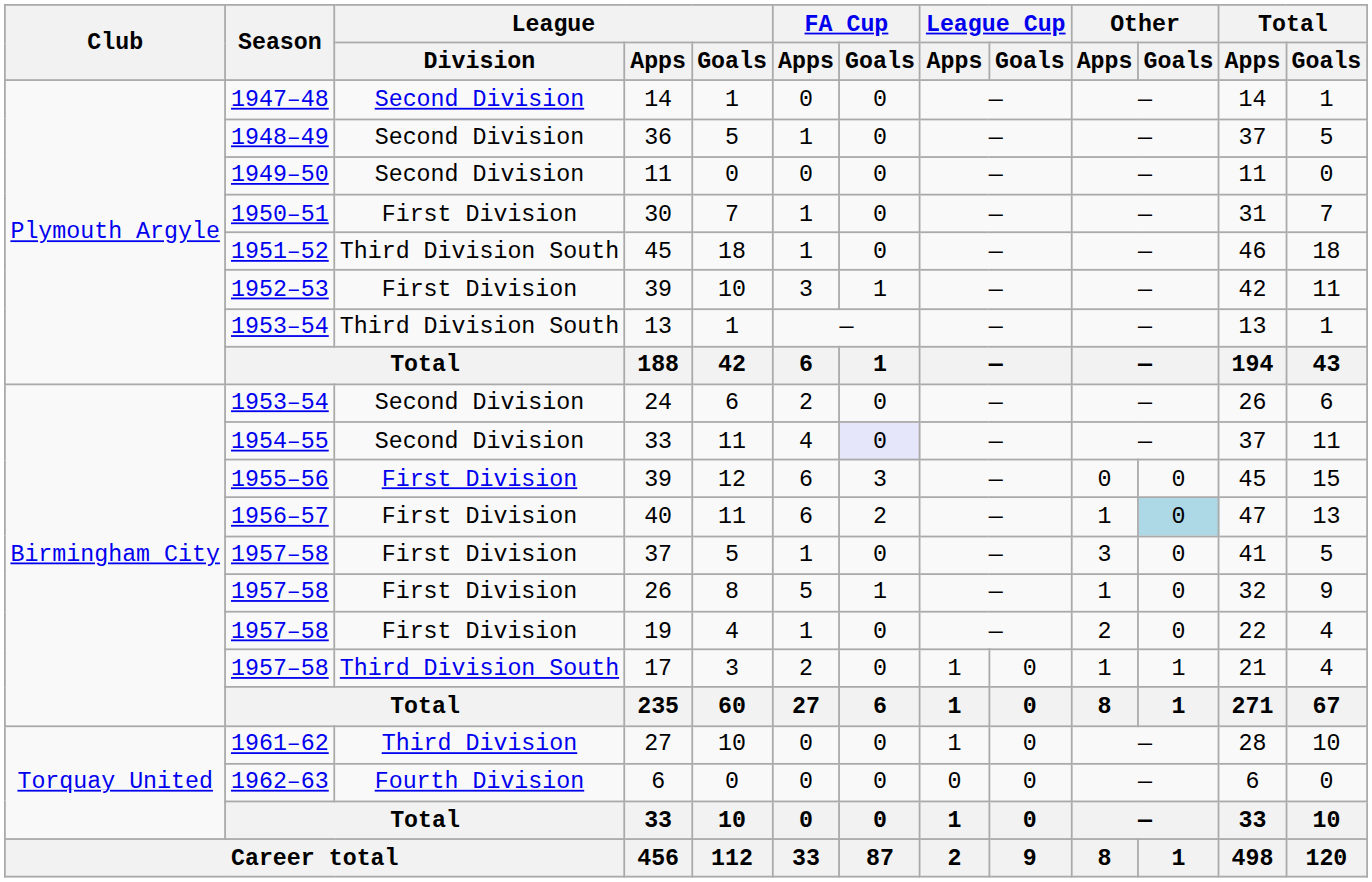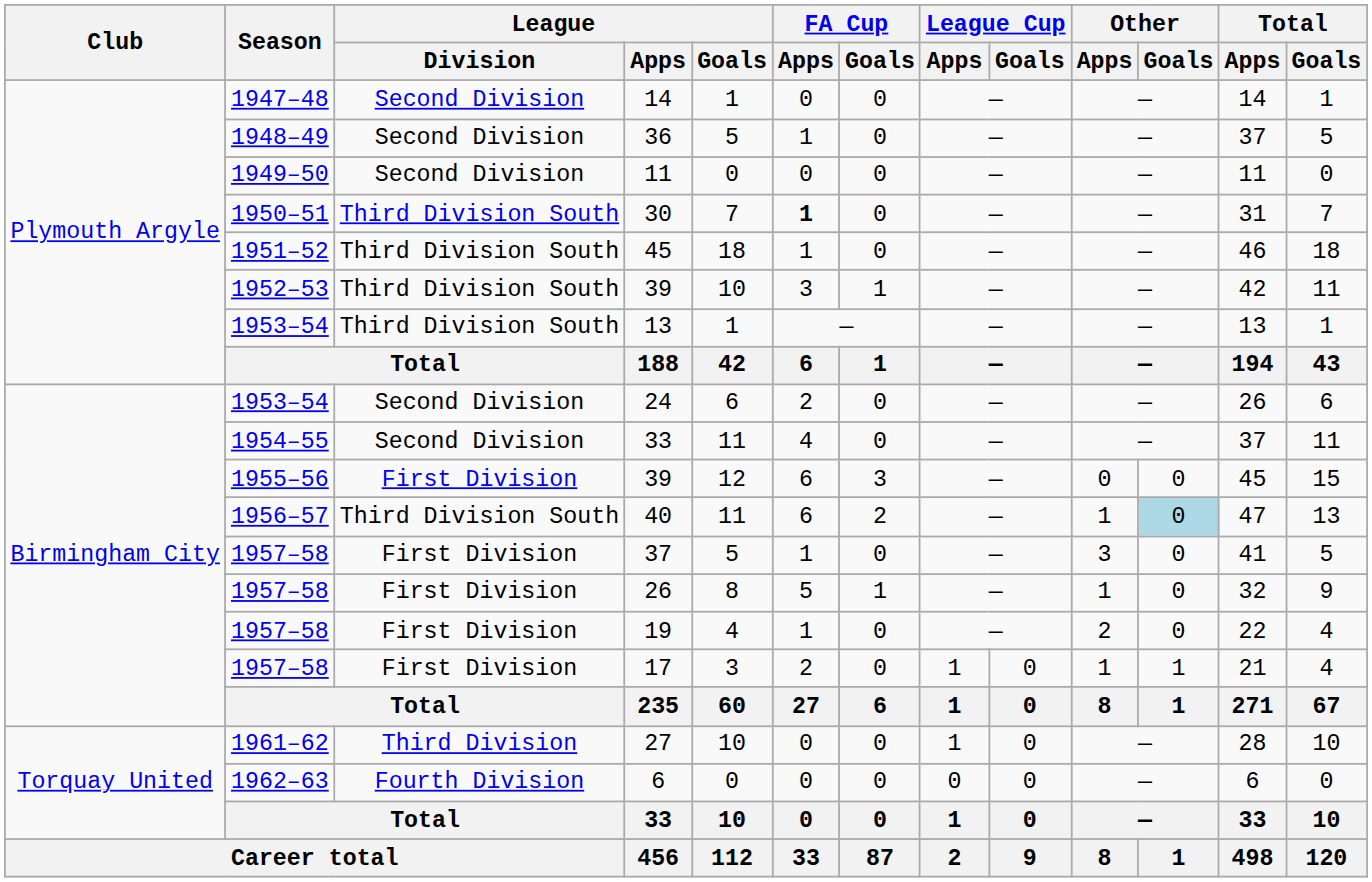(479, 213) First Division -> (479, 213) Third Division South
(806, 213) normal -> (806, 213) bold
(479, 289) First Division -> (479, 289) Third Division South
(880, 441) lavender background -> (880, 441) no background
(479, 517) First Division -> (479, 517) Third Division South
(479, 669) Third Division South -> (479, 669) First Division
